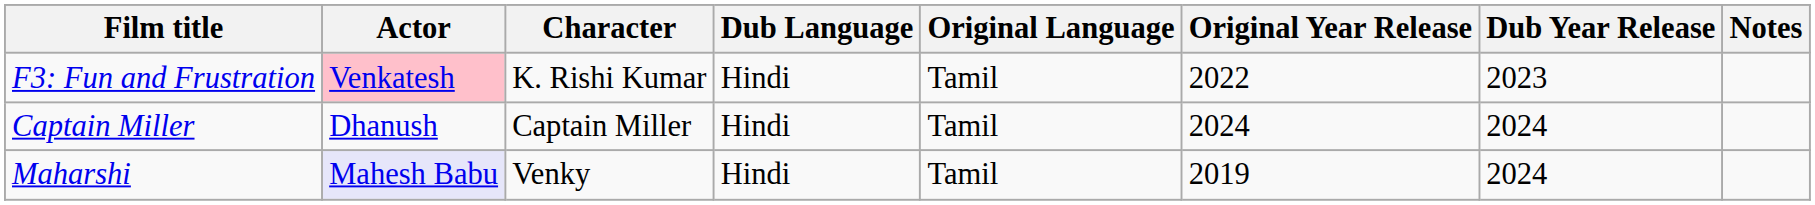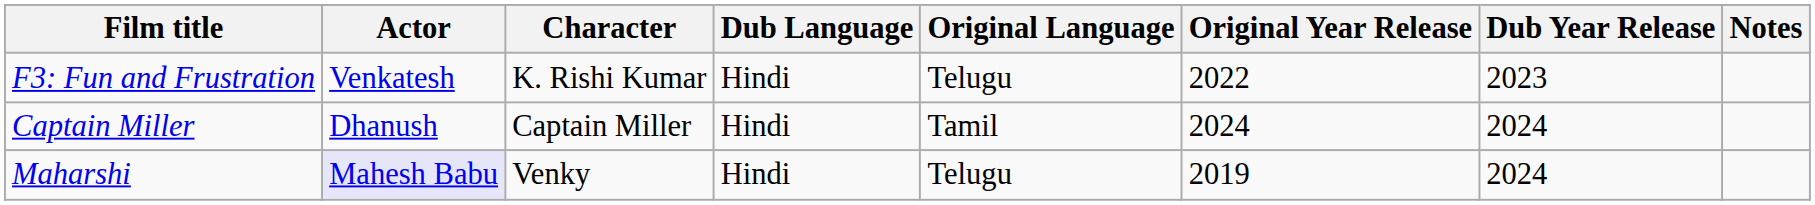(392, 77) pink background -> (392, 77) no background
(963, 77) Tamil -> (970, 77) Telugu
(963, 174) Tamil -> (970, 174) Telugu
